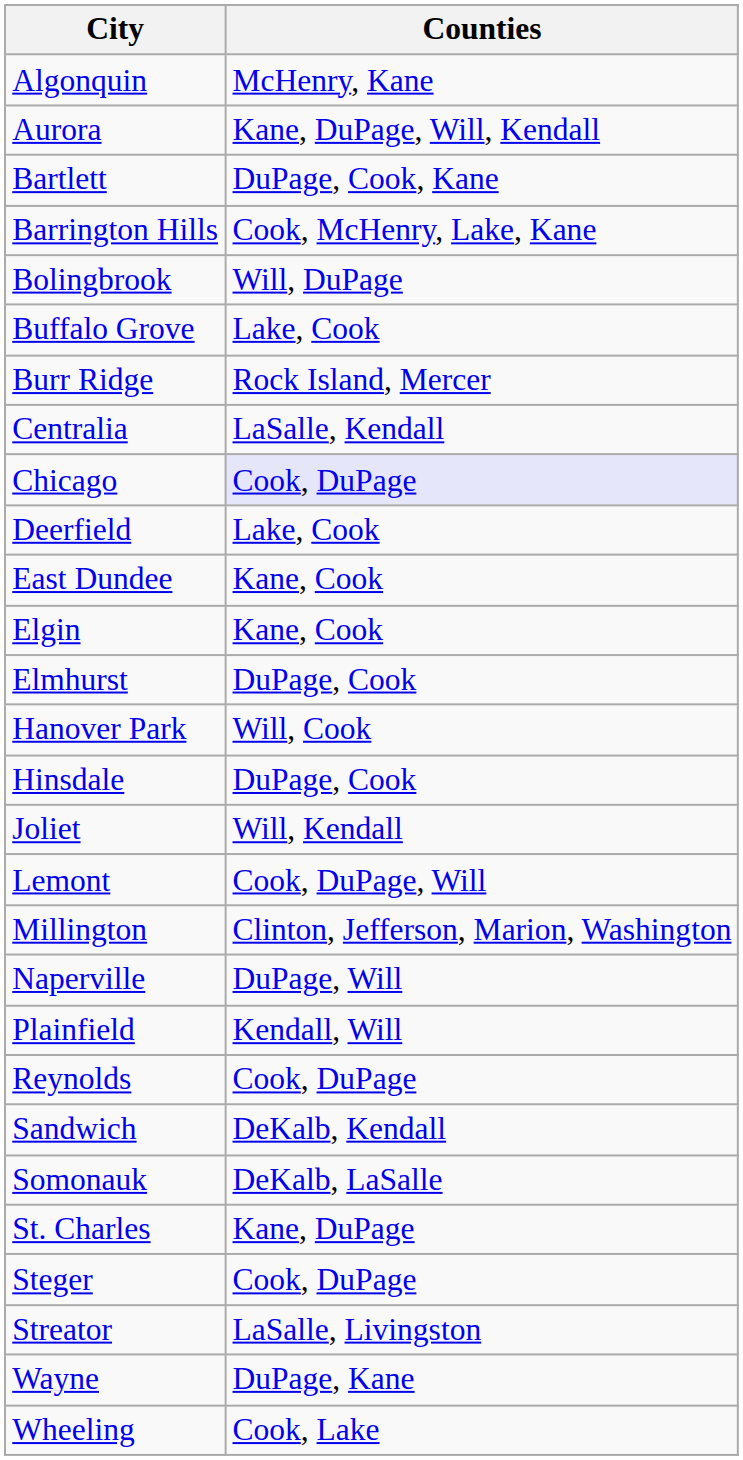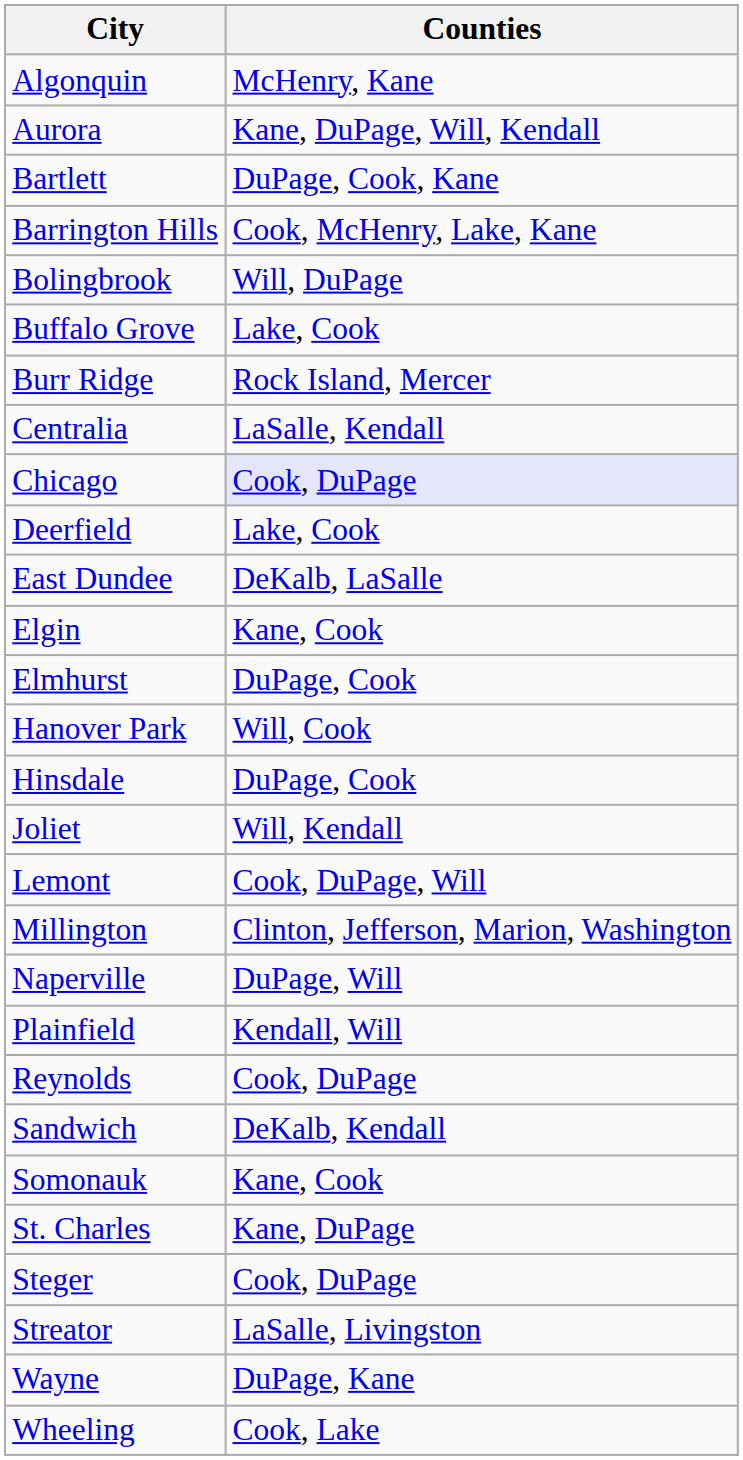(308, 579) Kane, Cook -> (338, 579) DeKalb, LaSalle
(338, 1179) DeKalb, LaSalle -> (308, 1179) Kane, Cook
